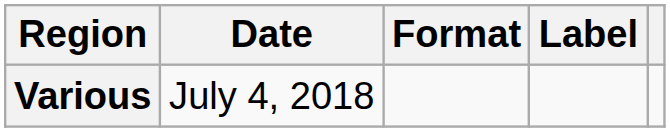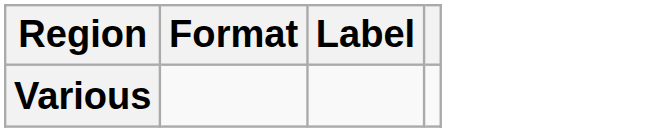- column: (272, 34)
